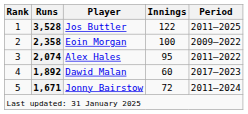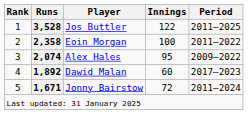(216, 42) 2009–2022 -> (216, 42) 2011–2022
(216, 57) 2011–2022 -> (216, 57) 2009–2022
